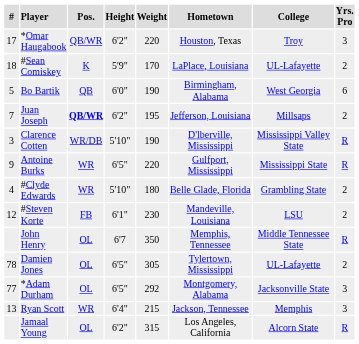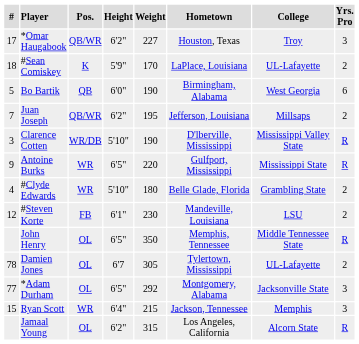(152, 41) 220 -> (150, 41) 227
(86, 115) bold -> (85, 115) normal
(120, 239) 6'7 -> (118, 239) 6'5"
(120, 264) 6'5" -> (118, 264) 6'7
(12, 308) 13 -> (12, 308) 15
